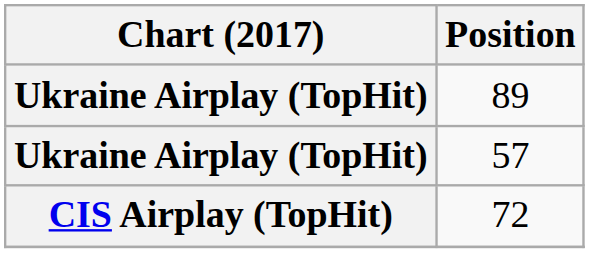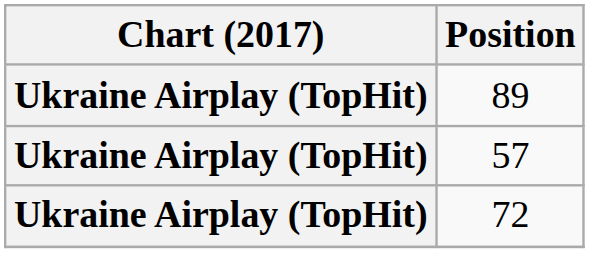(221, 214) CIS Airplay (TopHit) -> (221, 214) Ukraine Airplay (TopHit)
